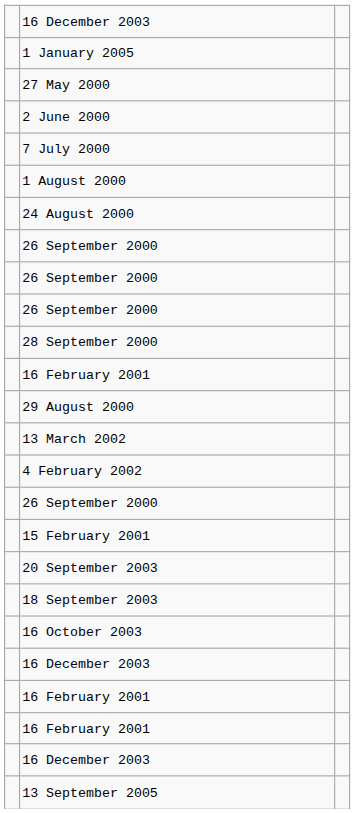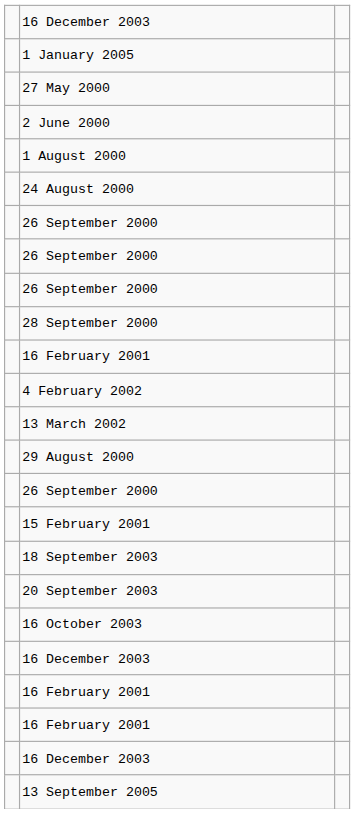- row: (12, 150)
rows swapped: (12, 471) <-> (12, 407)
rows swapped: (12, 600) <-> (12, 567)
